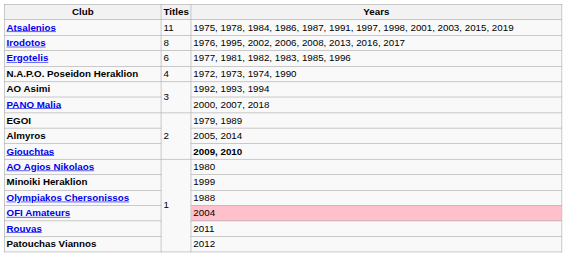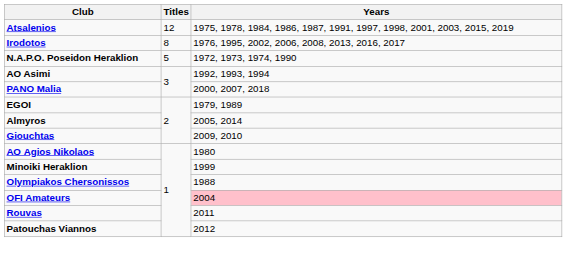(169, 27) 11 -> (169, 27) 12
- row: (27, 58)
(166, 74) 4 -> (166, 58) 5
(218, 151) bold -> (218, 136) normal
